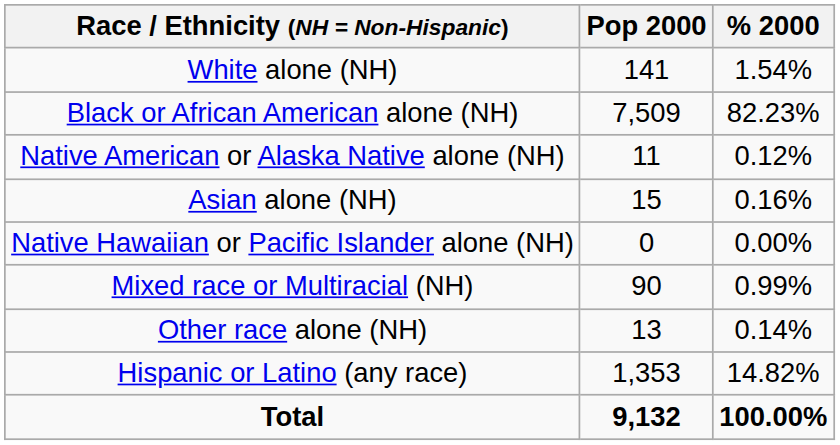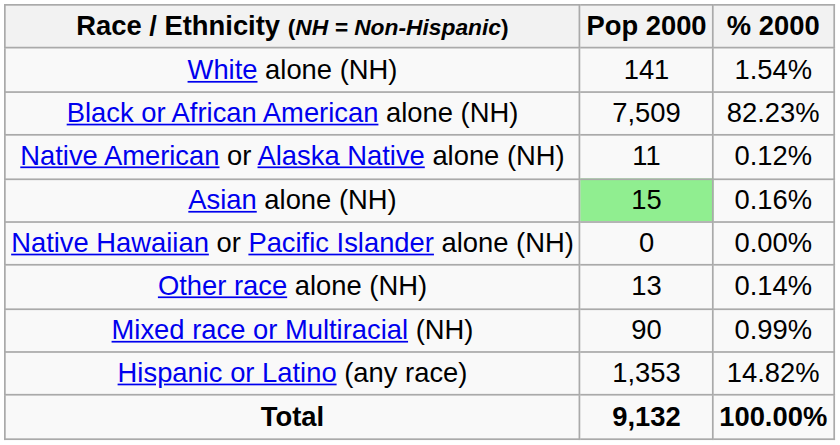(647, 199) no background -> (647, 199) lightgreen background
rows swapped: (292, 329) <-> (292, 286)
